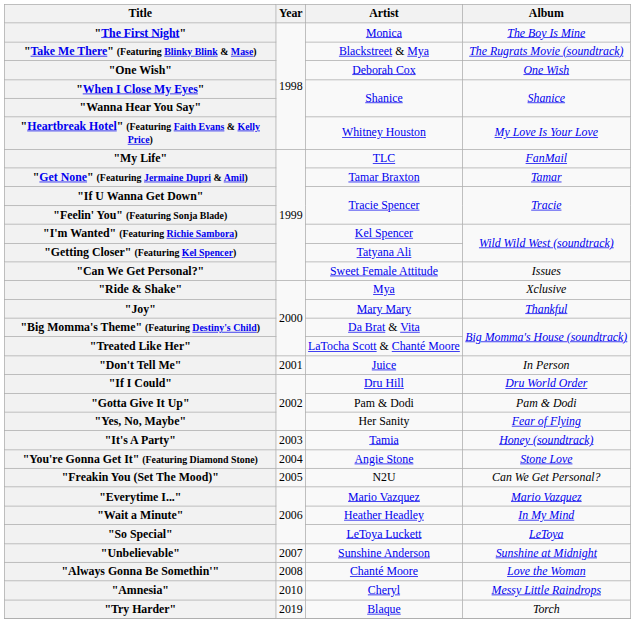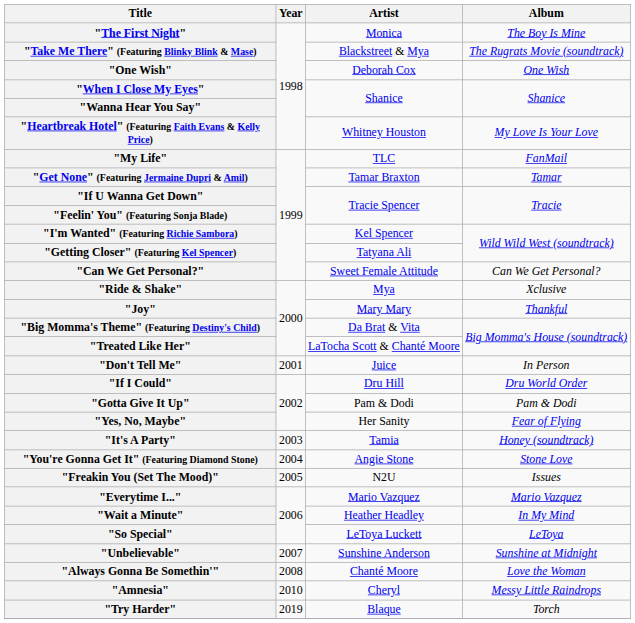(546, 271) Issues -> (546, 271) Can We Get Personal?
(546, 477) Can We Get Personal? -> (546, 477) Issues
